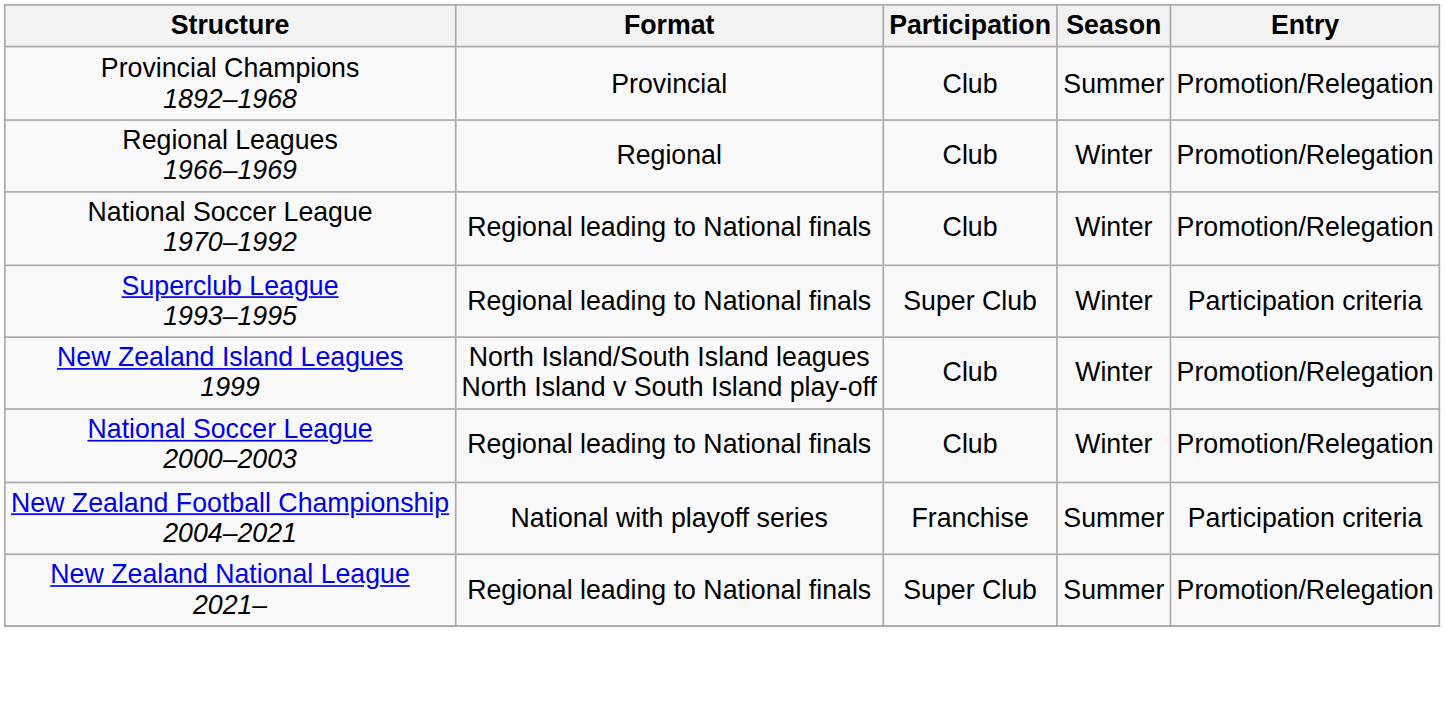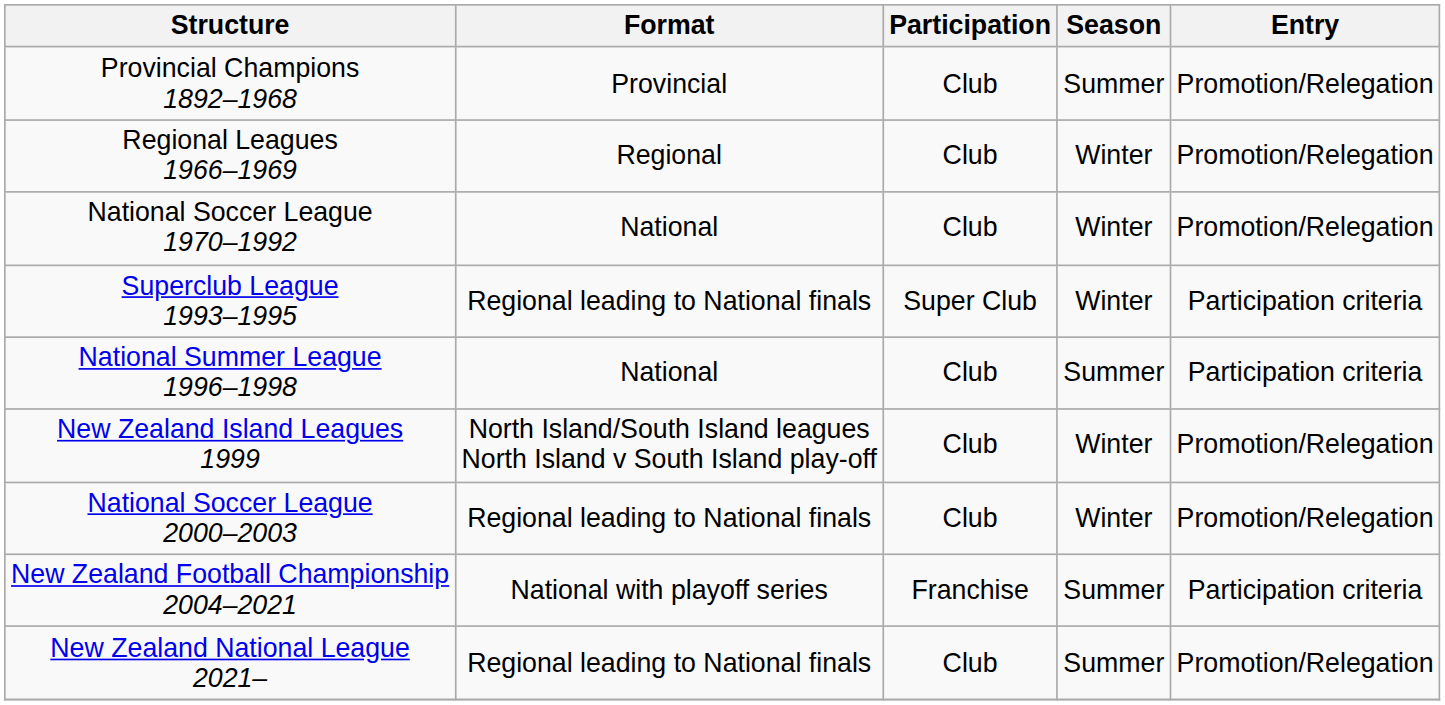(669, 227) Regional leading to National finals -> (669, 227) National
+ row: (230, 372)
(970, 590) Super Club -> (970, 662) Club
